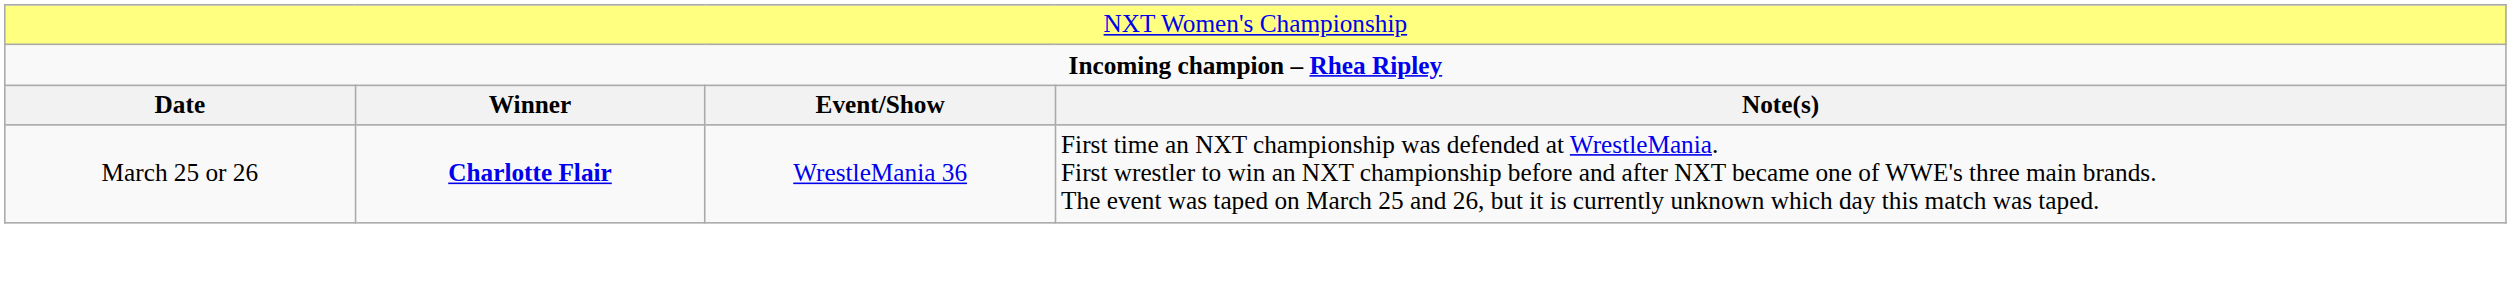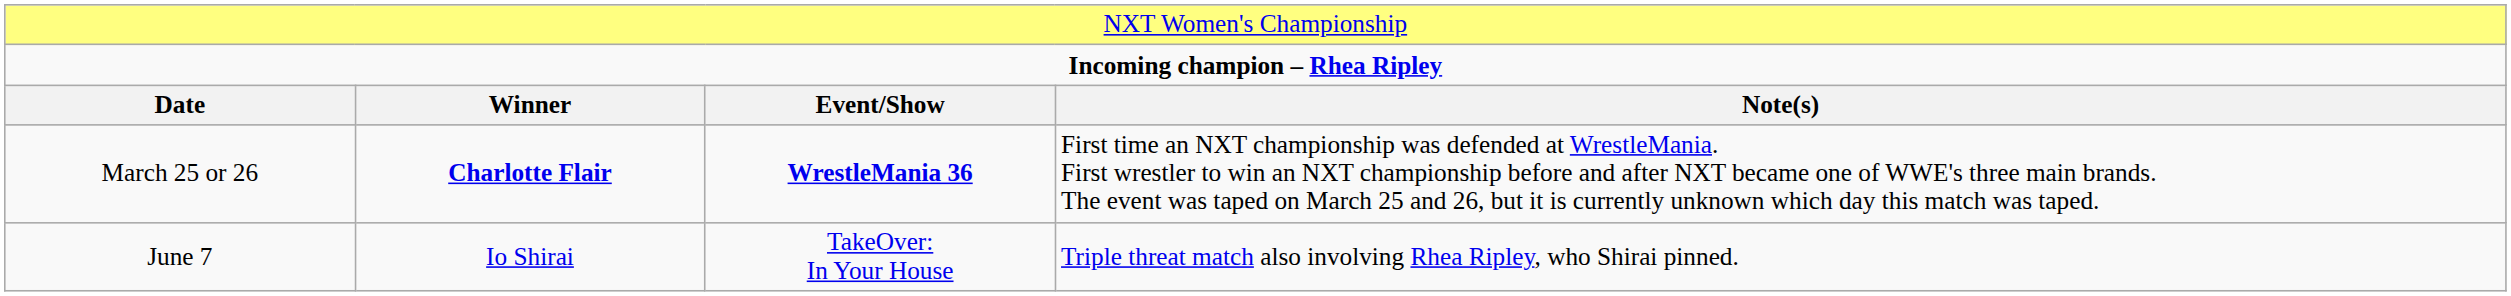(880, 173) normal -> (880, 173) bold
+ row: (180, 256)
